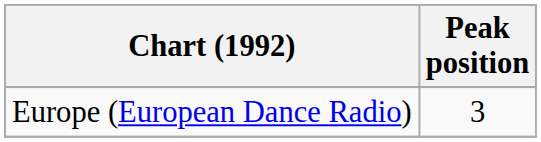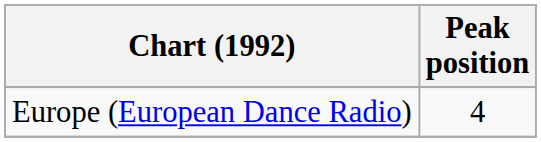(478, 111) 3 -> (478, 111) 4
